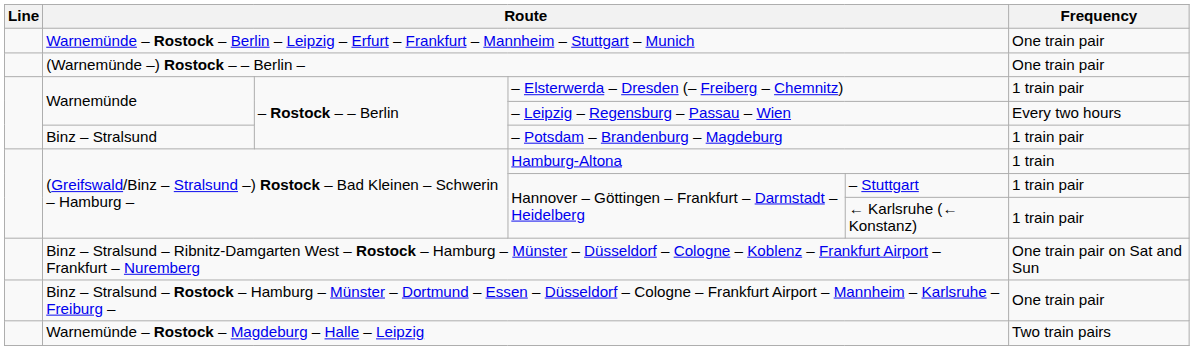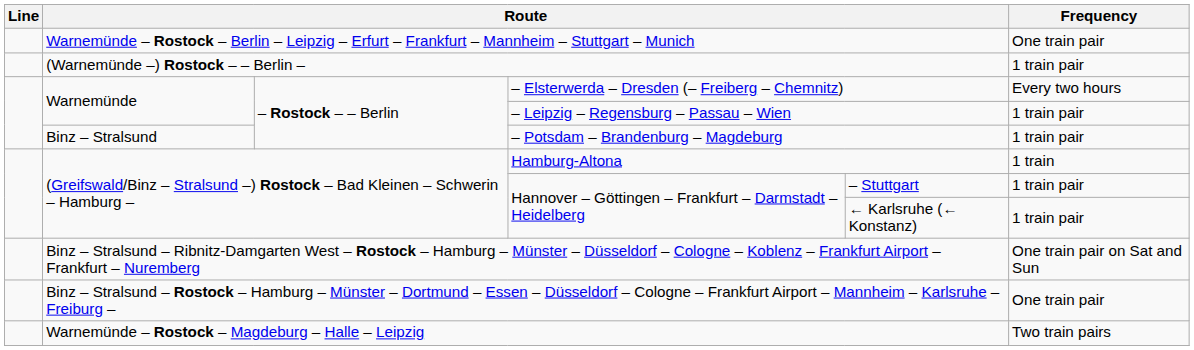(1058, 64) One train pair -> (1048, 64) 1 train pair
(1048, 88) 1 train pair -> (1067, 88) Every two hours
(1067, 112) Every two hours -> (1048, 112) 1 train pair
